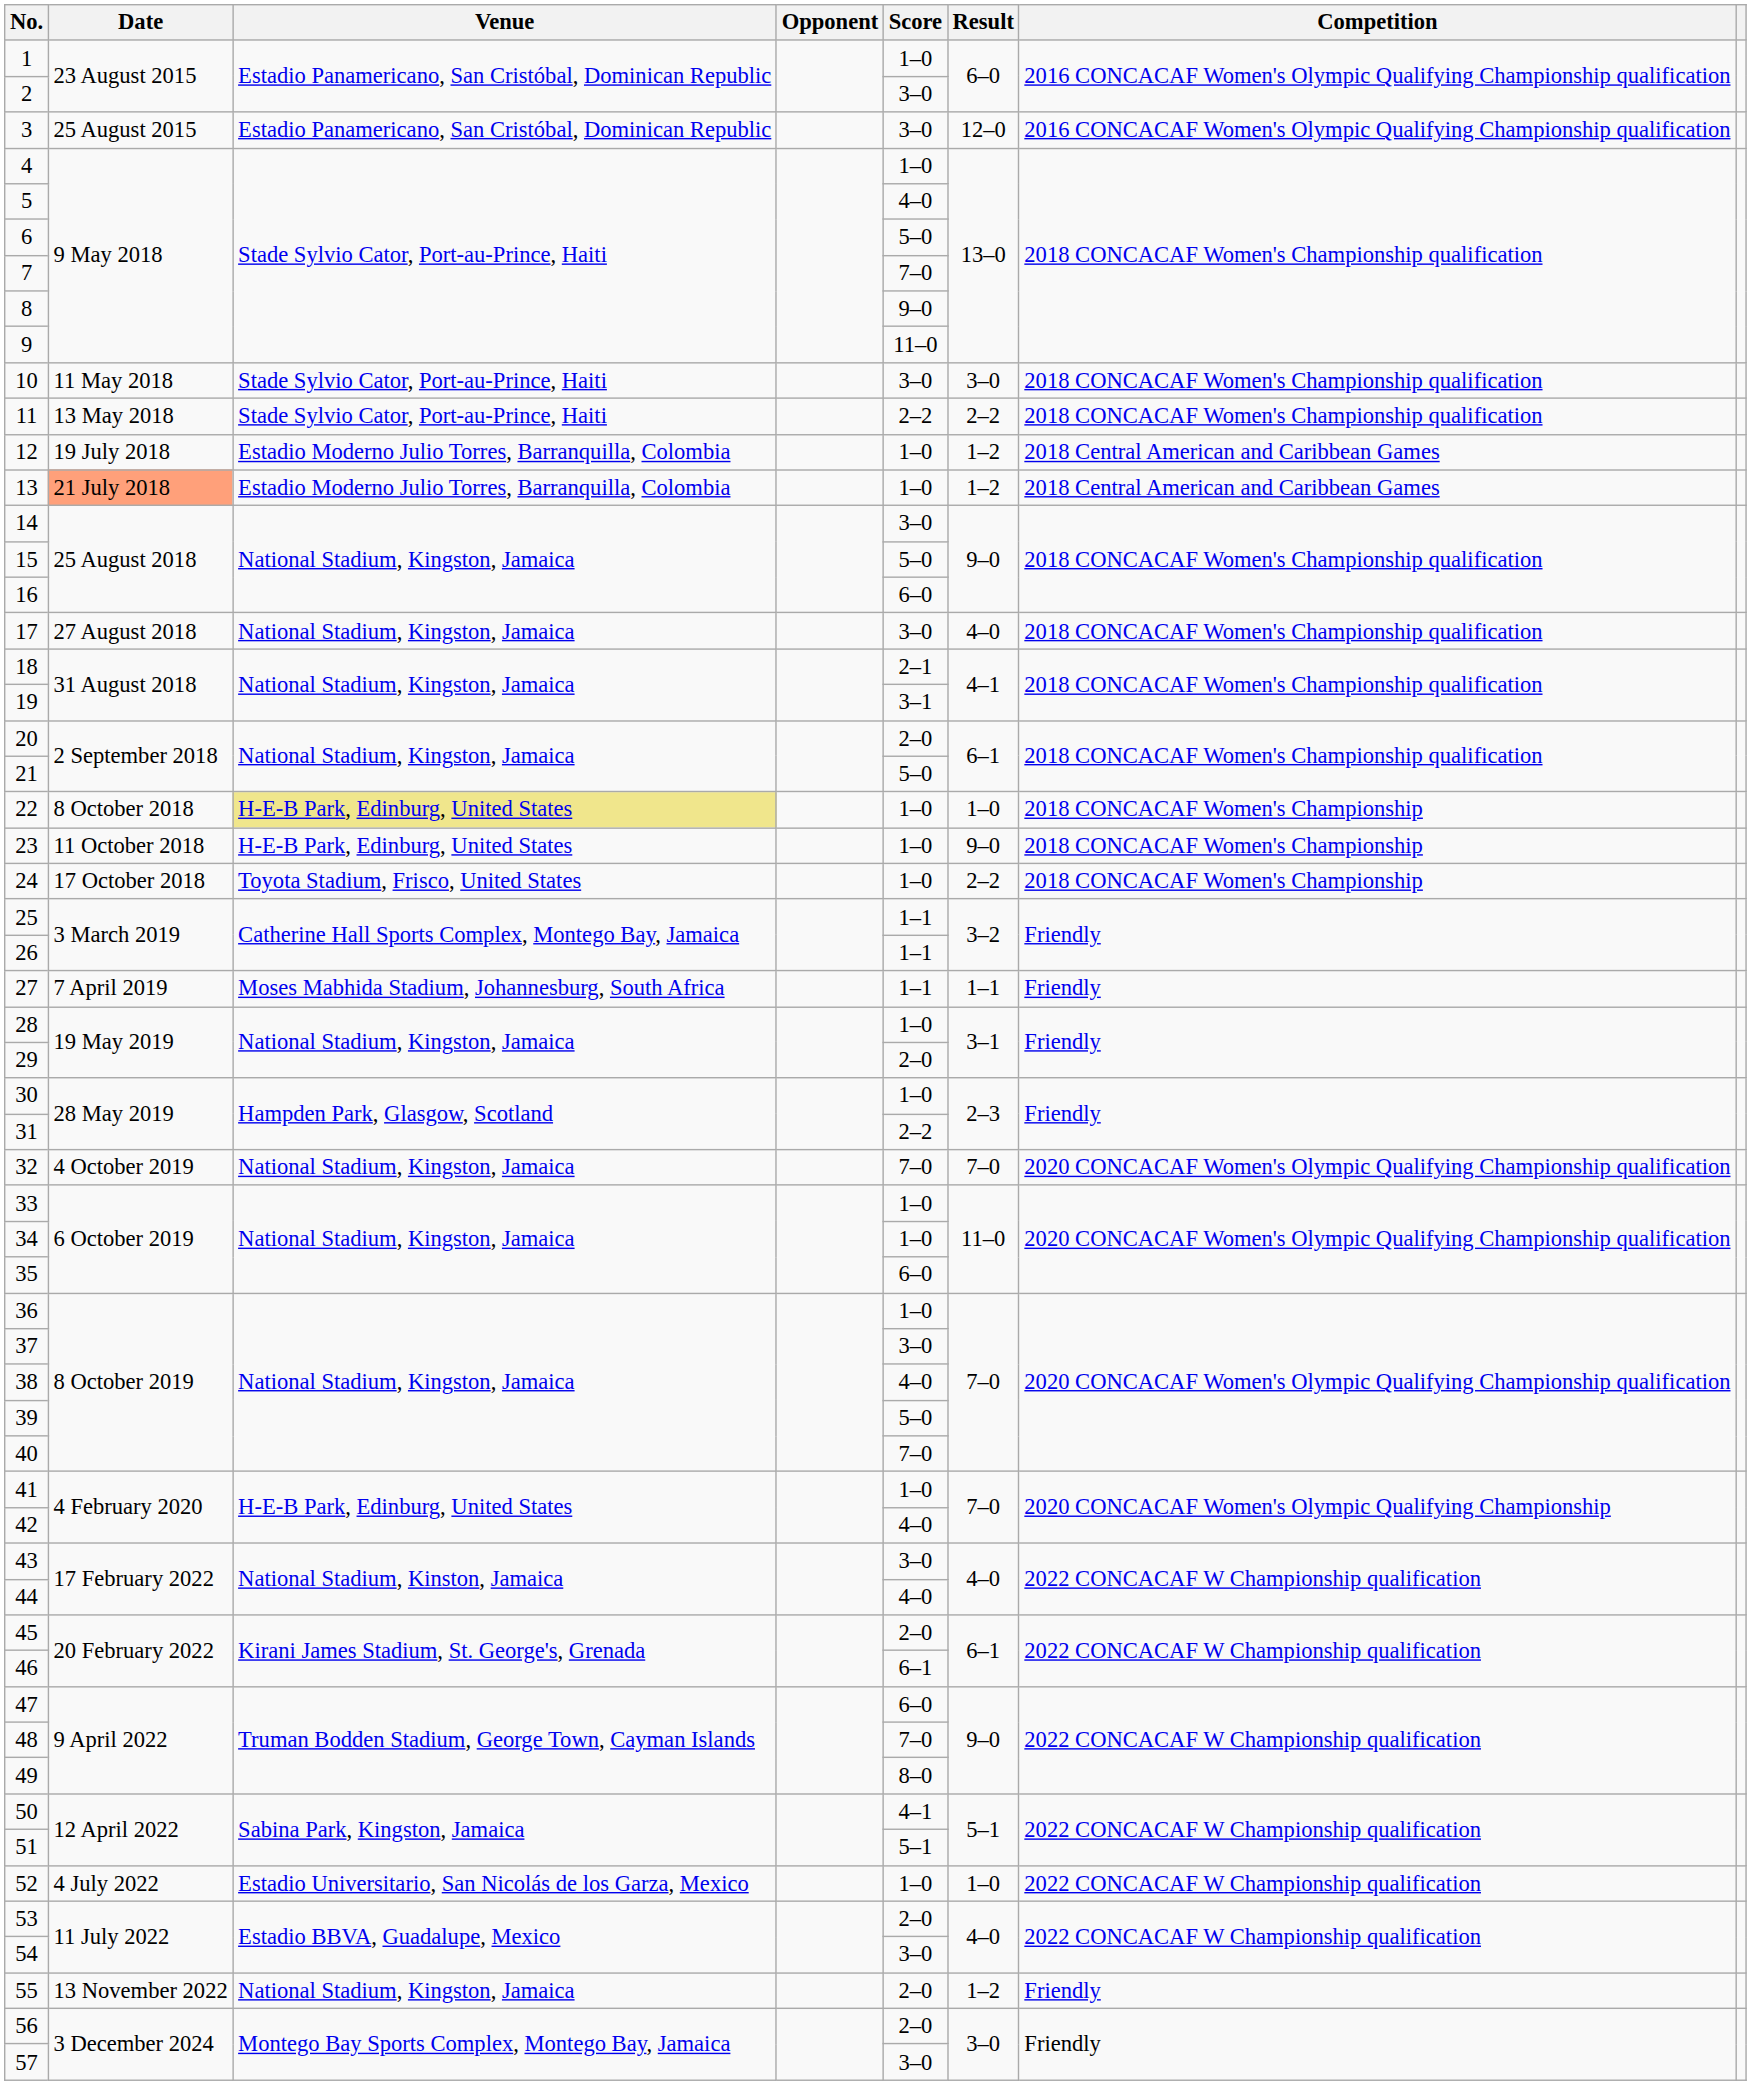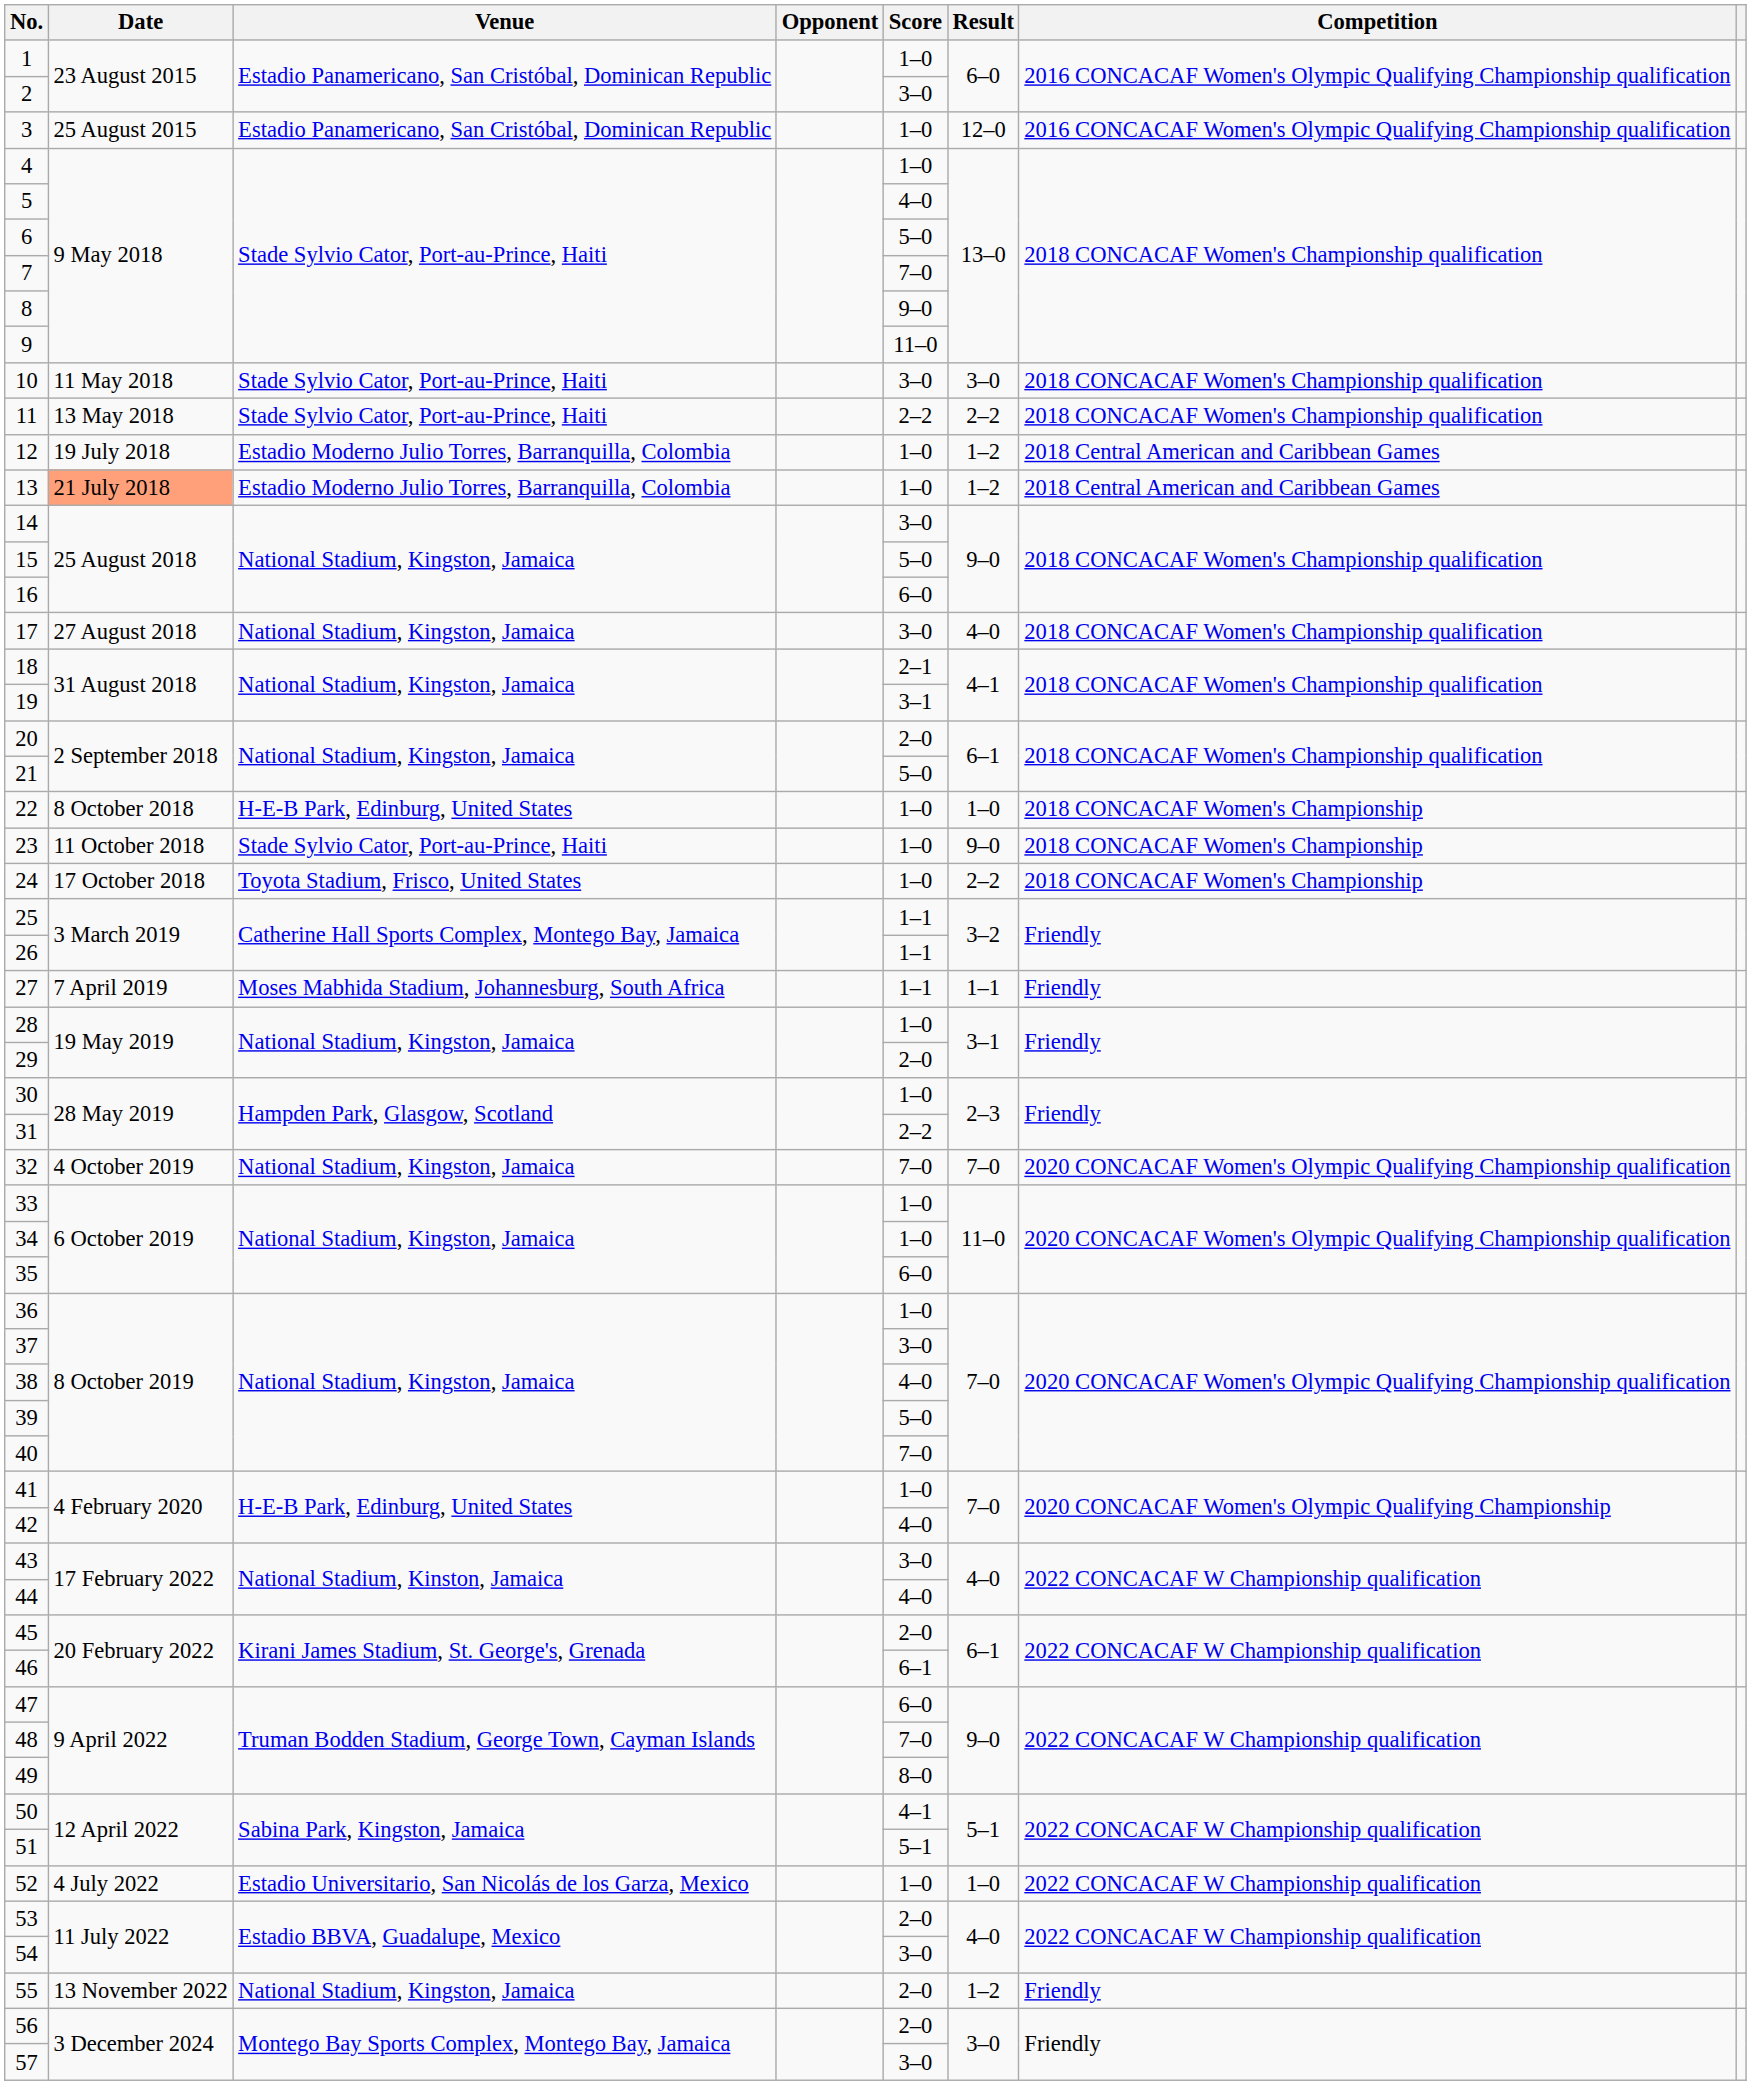(915, 129) 3–0 -> (915, 129) 1–0
(405, 809) khaki background -> (405, 809) no background
(405, 845) H-E-B Park, Edinburg, United States -> (423, 845) Stade Sylvio Cator, Port-au-Prince, Haiti
